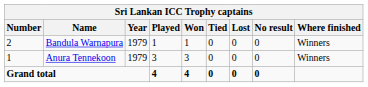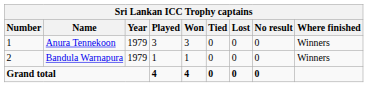rows swapped: (81, 58) <-> (84, 43)
